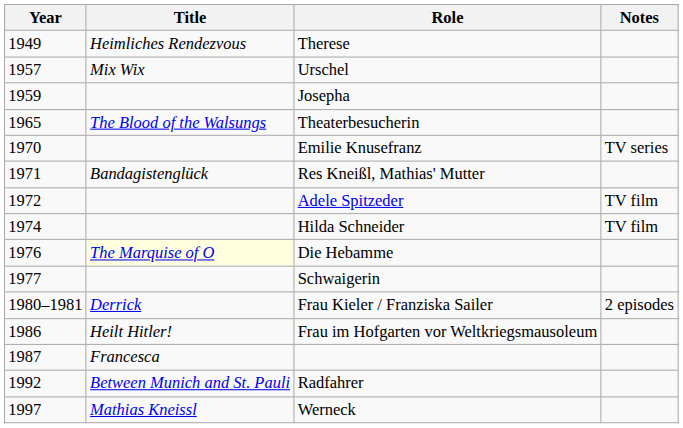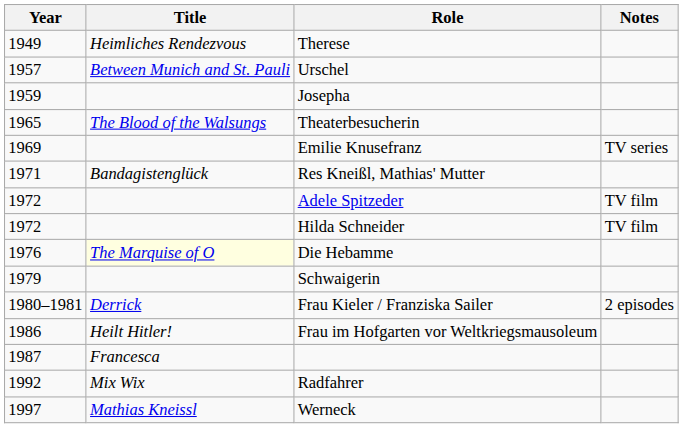(117, 69) Mix Wix -> (190, 69) Between Munich and St. Pauli
(25, 148) 1970 -> (25, 148) 1969
(25, 226) 1974 -> (25, 226) 1972
(25, 278) 1977 -> (25, 278) 1979
(190, 383) Between Munich and St. Pauli -> (117, 383) Mix Wix
